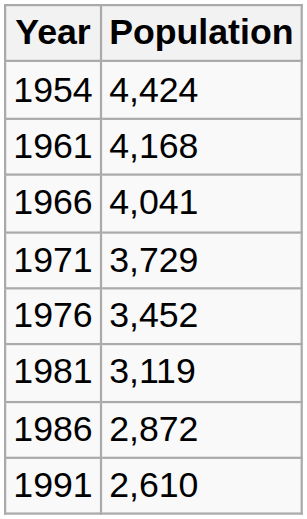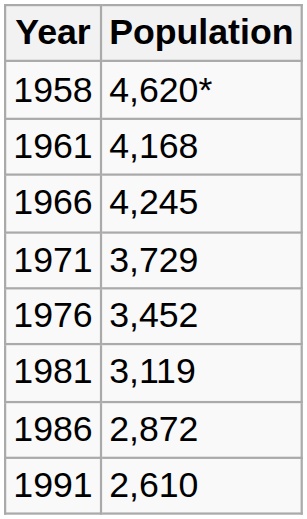- row: (53, 89)
+ row: (53, 89)
(154, 202) 4,041 -> (154, 202) 4,245
